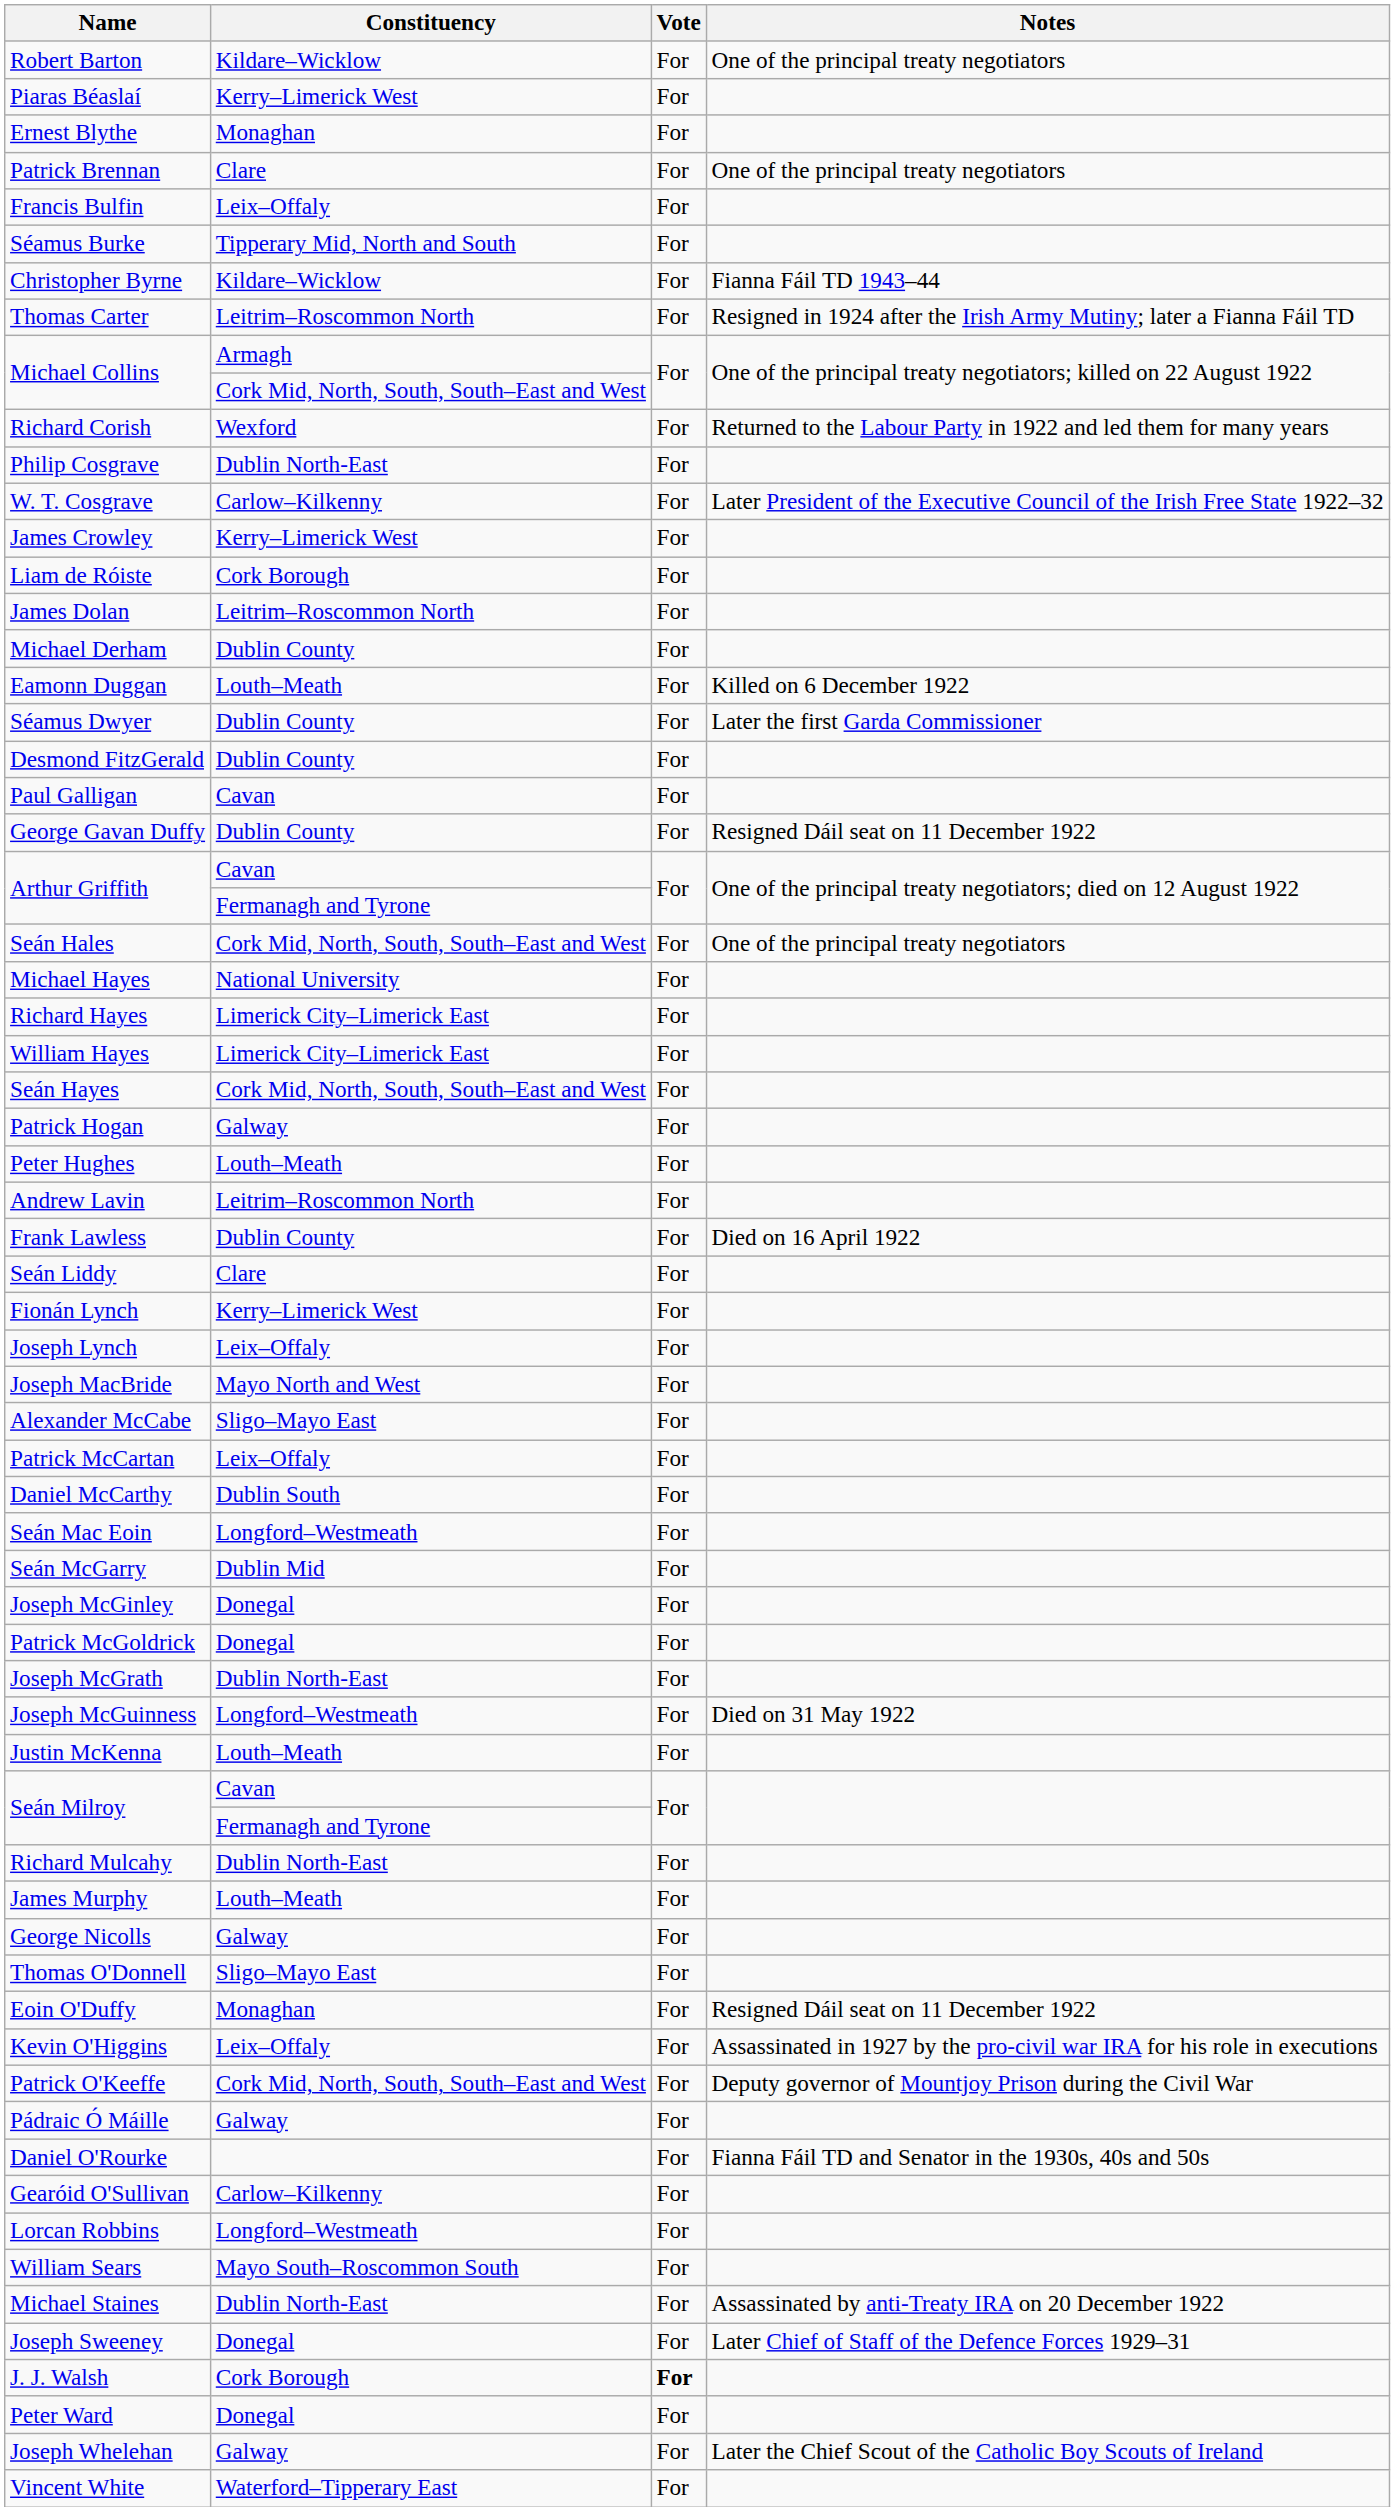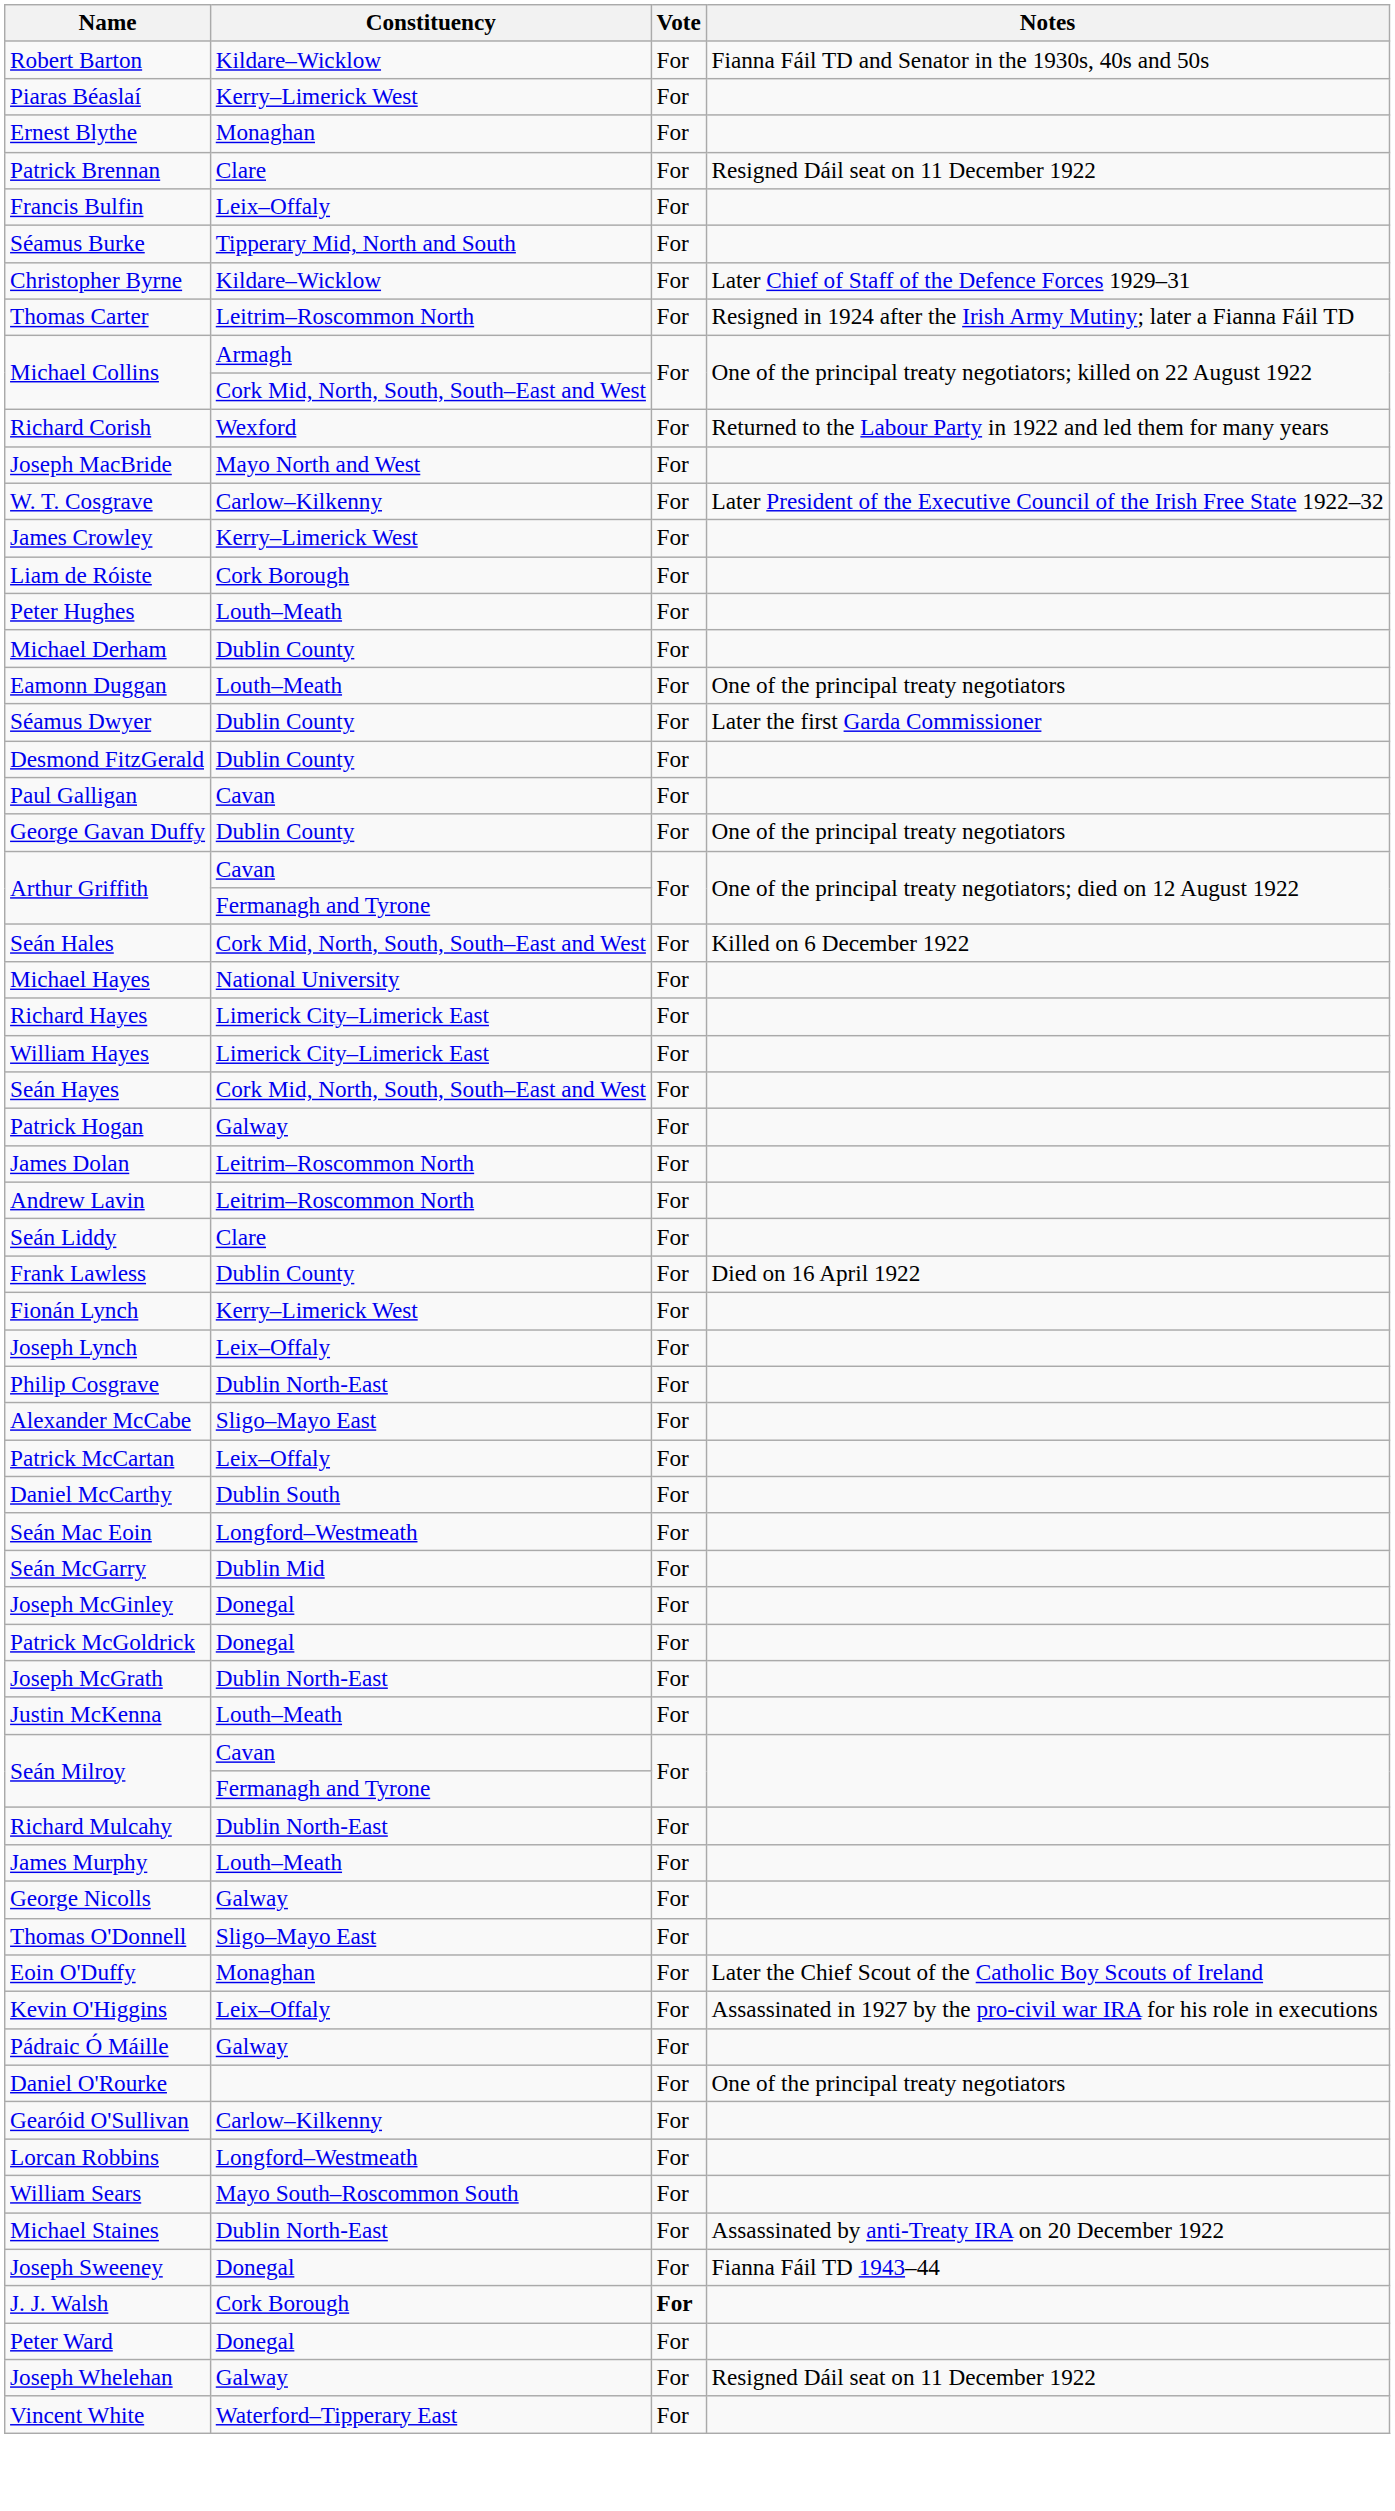(888, 59) One of the principal treaty negotiators -> (960, 59) Fianna Fáil TD and Senator in the 1930s, 40s and 50s
(888, 170) One of the principal treaty negotiators -> (904, 170) Resigned Dáil seat on 11 December 1922
(826, 280) Fianna Fáil TD 1943–44 -> (951, 280) Later Chief of Staff of the Defence Forces 1929–31
rows swapped: (85, 464) <-> (91, 1384)
rows swapped: (70, 611) <-> (72, 1163)
(840, 685) Killed on 6 December 1922 -> (888, 685) One of the principal treaty negotiators
(904, 832) Resigned Dáil seat on 11 December 1922 -> (888, 832) One of the principal treaty negotiators
(888, 942) One of the principal treaty negotiators -> (840, 942) Killed on 6 December 1922
rows swapped: (78, 1237) <-> (63, 1273)
- row: (103, 1715)
(904, 2009) Resigned Dáil seat on 11 December 1922 -> (987, 1972) Later the Chief Scout of the Catholic Boy Scouts of Ireland
- row: (88, 2083)
(960, 2156) Fianna Fáil TD and Senator in the 1930s, 40s and 50s -> (888, 2083) One of the principal treaty negotiators
(951, 2340) Later Chief of Staff of the Defence Forces 1929–31 -> (826, 2267) Fianna Fáil TD 1943–44
(987, 2451) Later the Chief Scout of the Catholic Boy Scouts of Ireland -> (904, 2377) Resigned Dáil seat on 11 December 1922
